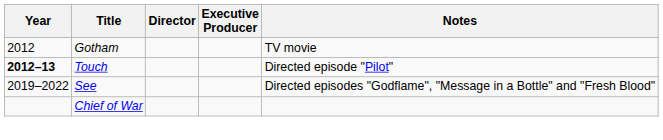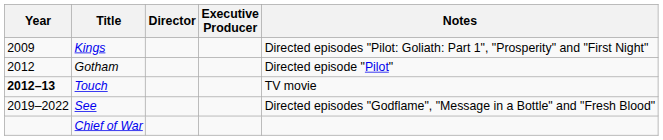+ row: (90, 47)
(291, 47) TV movie -> (329, 67) Directed episode "Pilot"
(329, 67) Directed episode "Pilot" -> (291, 86) TV movie
